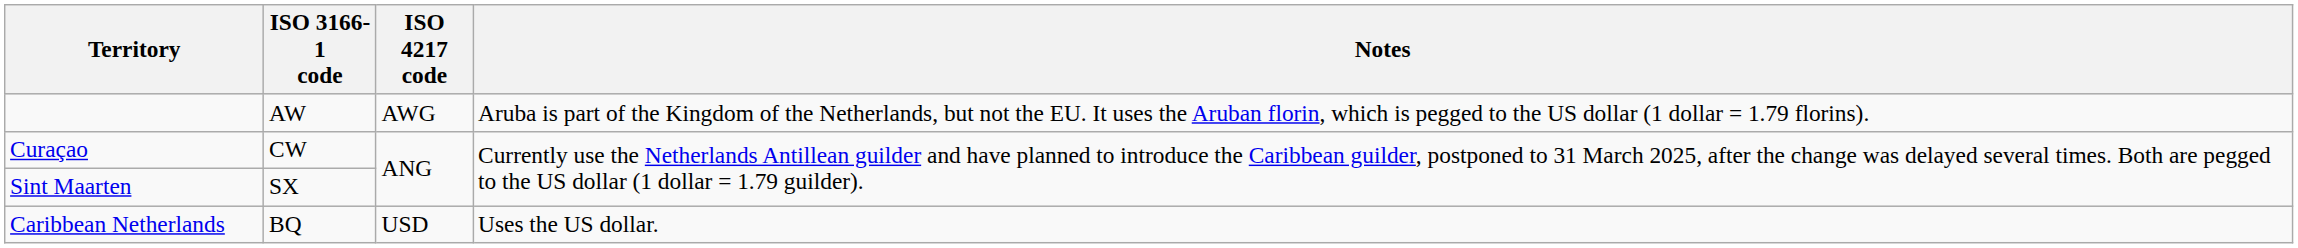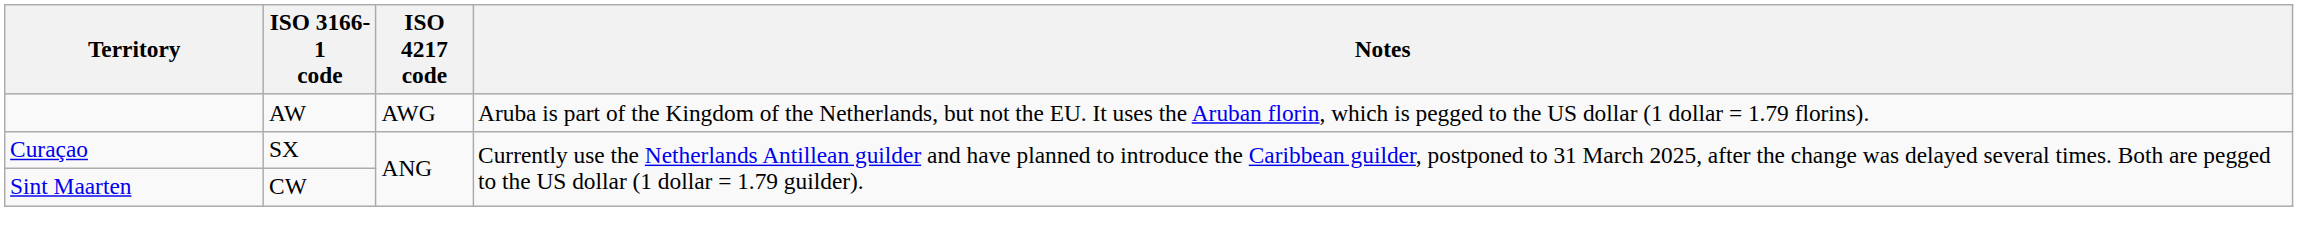(288, 149) CW -> (284, 149) SX
(284, 186) SX -> (288, 186) CW
- row: (117, 223)
